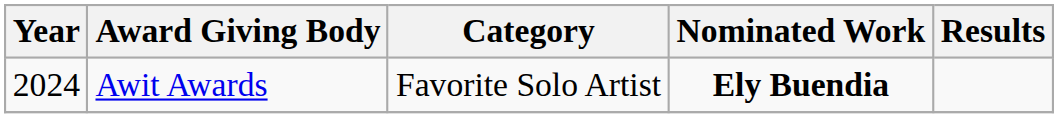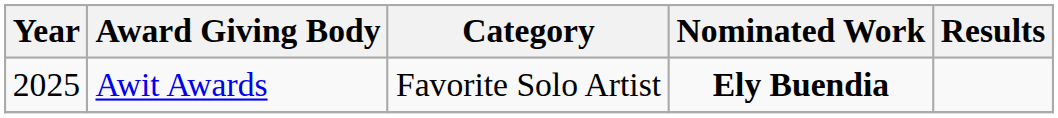(46, 84) 2024 -> (46, 84) 2025
